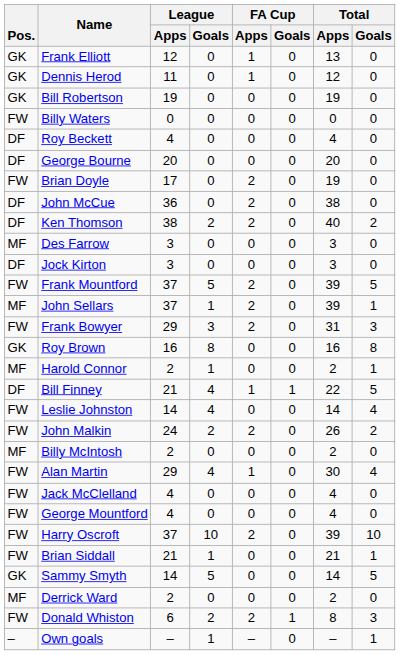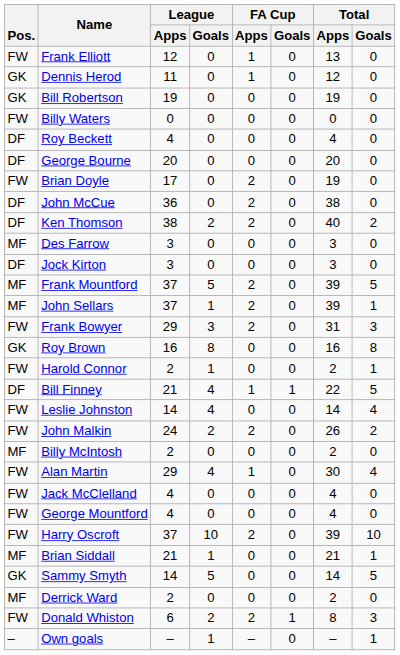(17, 56) GK -> (18, 56) FW
(18, 285) FW -> (17, 285) MF
(17, 368) MF -> (18, 368) FW
(18, 555) FW -> (17, 555) MF
